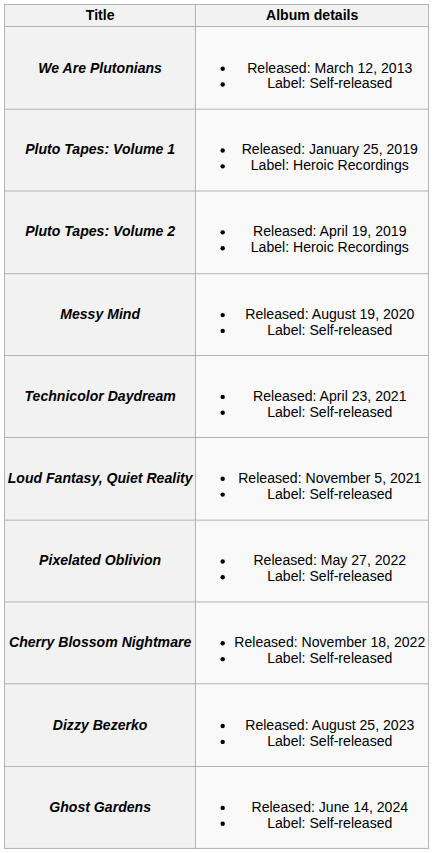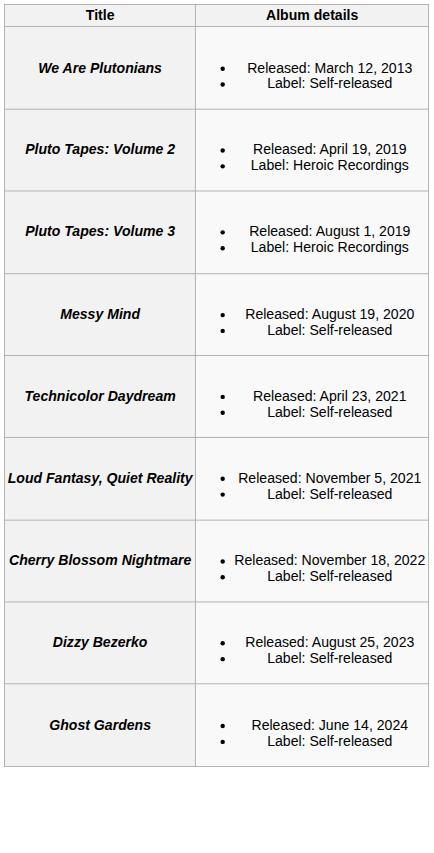- row: (100, 150)
+ row: (100, 232)
- row: (100, 560)
